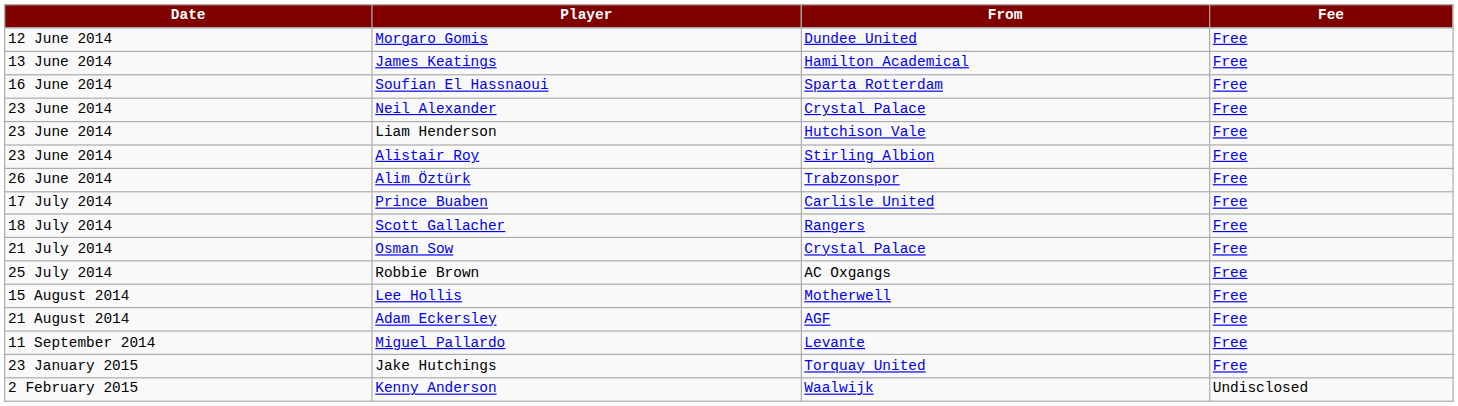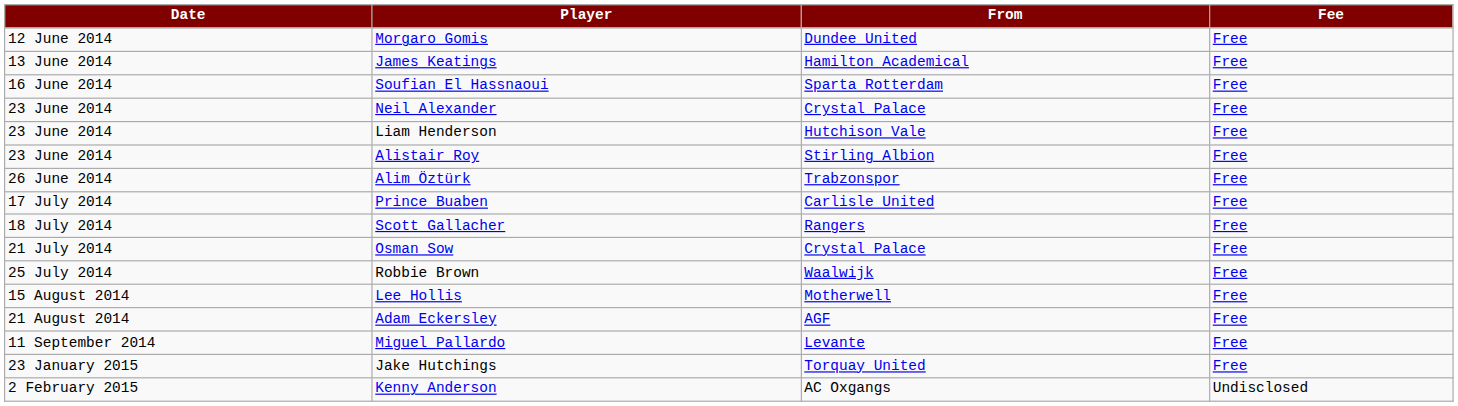(848, 273) AC Oxgangs -> (839, 273) Waalwijk
(839, 390) Waalwijk -> (848, 390) AC Oxgangs
